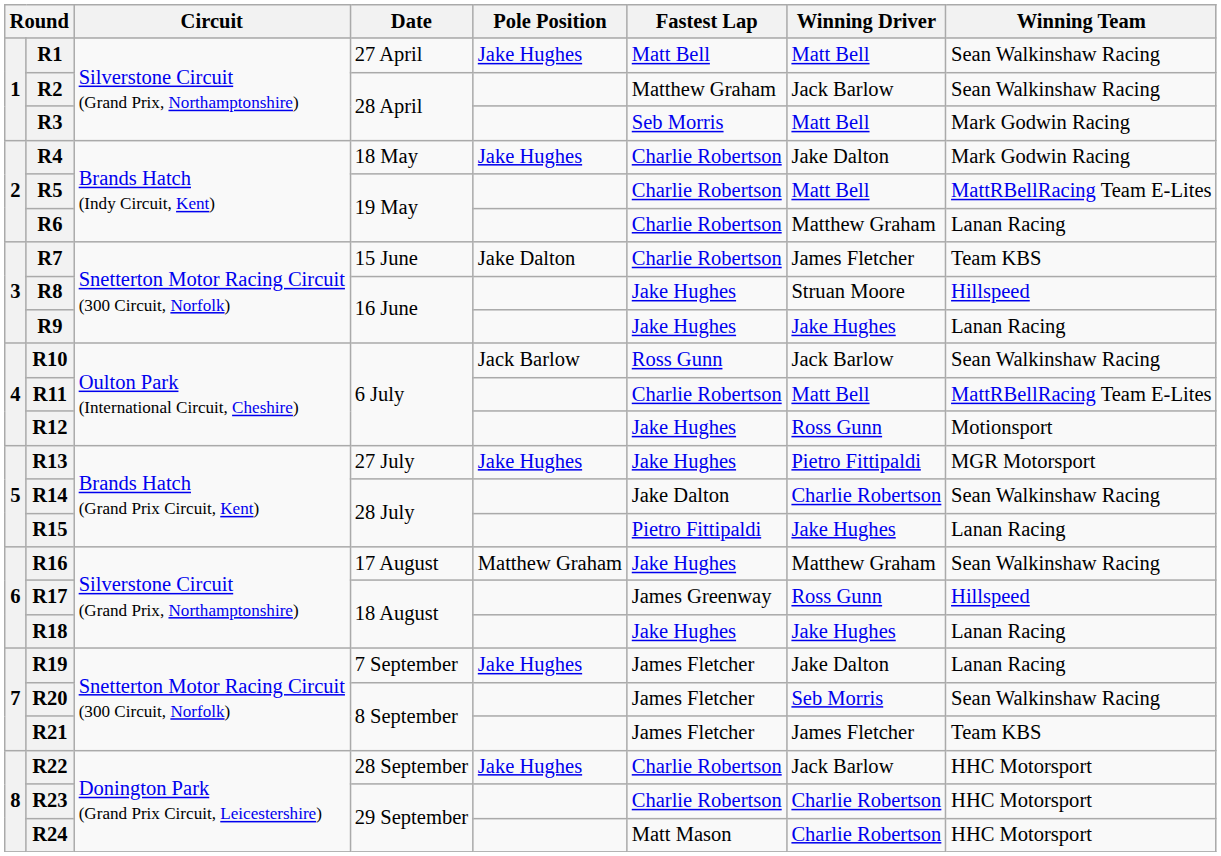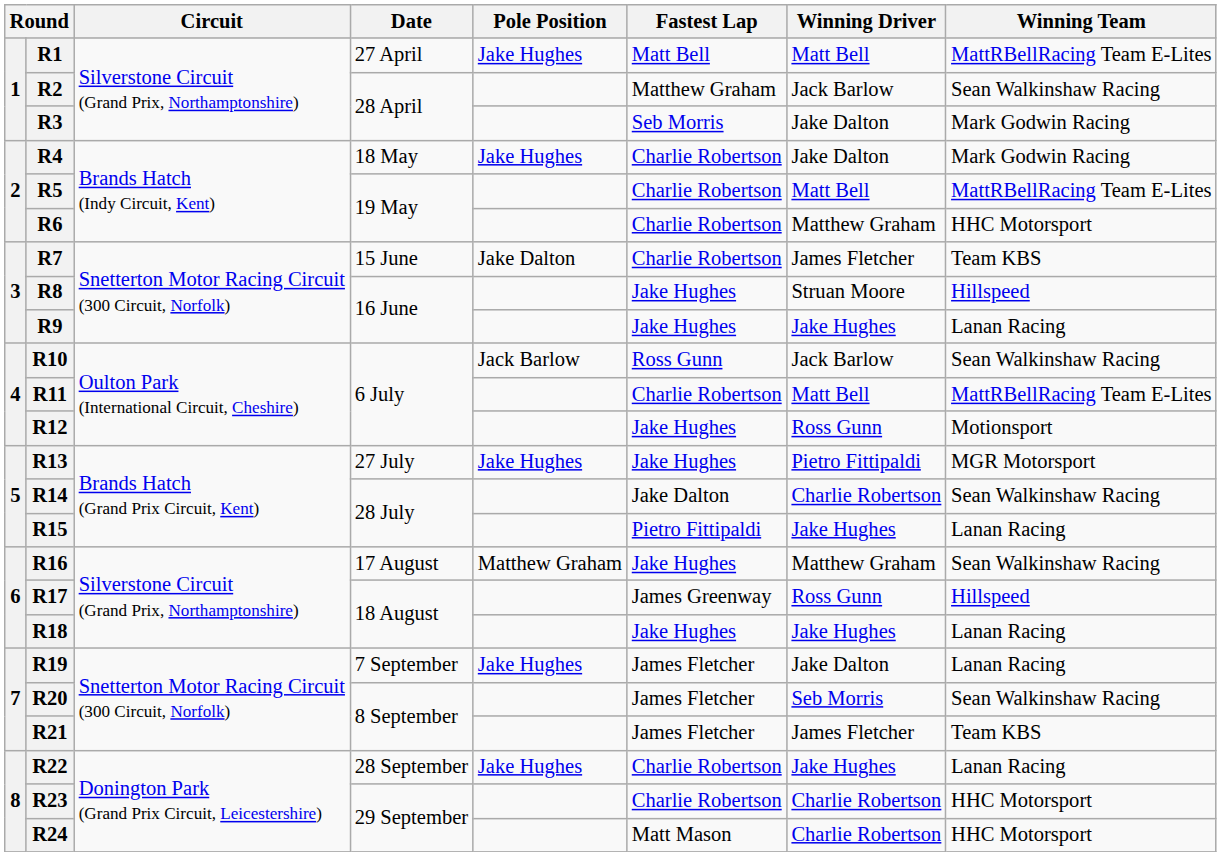(1056, 54) Sean Walkinshaw Racing -> (1081, 54) MattRBellRacing Team E-Lites
(830, 122) Matt Bell -> (840, 122) Jake Dalton
(1008, 224) Lanan Racing -> (1022, 224) HHC Motorsport
(842, 766) Jack Barlow -> (844, 766) Jake Hughes
(1022, 766) HHC Motorsport -> (1008, 766) Lanan Racing
